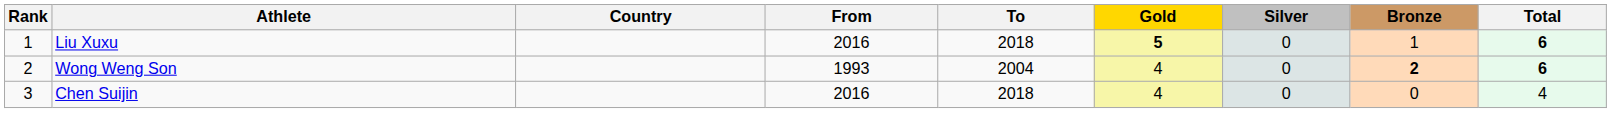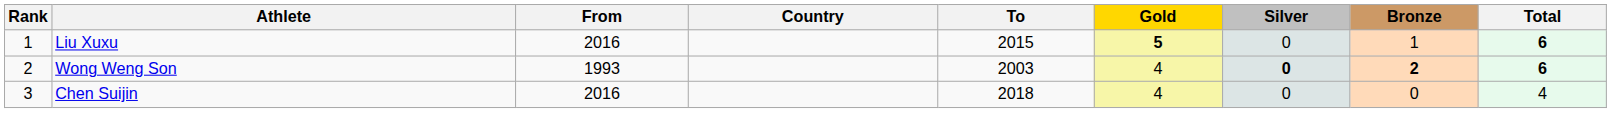columns swapped: (641, 17) <-> (852, 17)
(1016, 42) 2018 -> (1016, 42) 2015
(1016, 68) 2004 -> (1016, 68) 2003
(1286, 68) normal -> (1286, 68) bold
